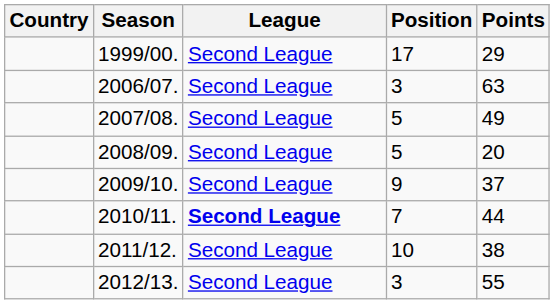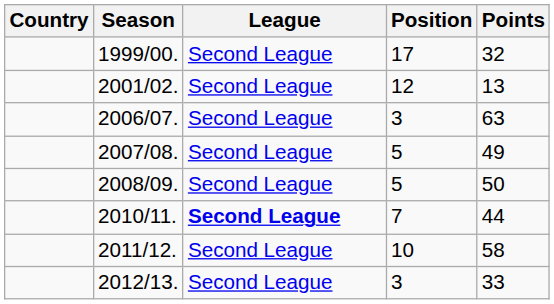(493, 53) 29 -> (493, 53) 32
+ row: (138, 86)
(493, 151) 20 -> (493, 184) 50
- row: (138, 184)
(493, 250) 38 -> (493, 250) 58
(493, 282) 55 -> (493, 282) 33
